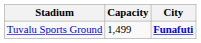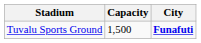(119, 30) 1,499 -> (119, 30) 1,500
